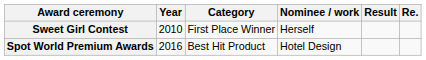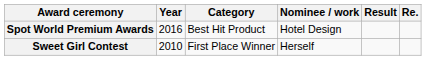rows swapped: (80, 30) <-> (80, 47)
